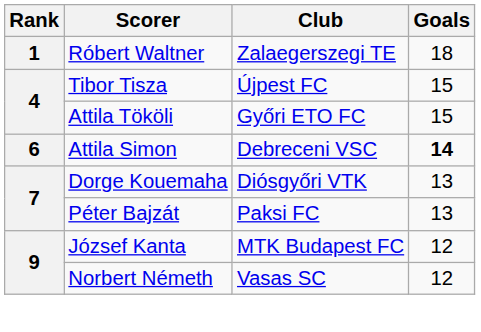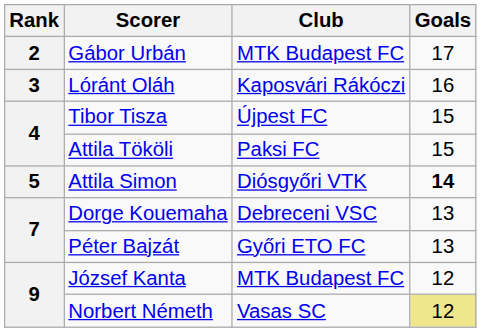- row: (136, 52)
+ row: (127, 52)
+ row: (121, 85)
(301, 117) Győri ETO FC -> (278, 149) Paksi FC
(34, 149) 6 -> (34, 181) 5
(307, 149) Debreceni VSC -> (302, 181) Diósgyőri VTK
(302, 181) Diósgyőri VTK -> (307, 213) Debreceni VSC
(278, 213) Paksi FC -> (301, 246) Győri ETO FC
(442, 278) no background -> (443, 310) khaki background
